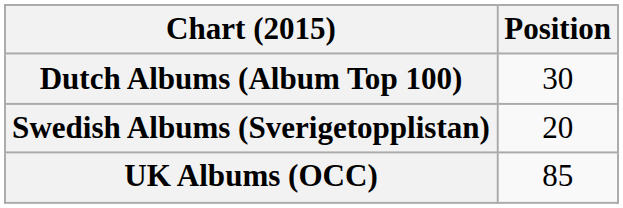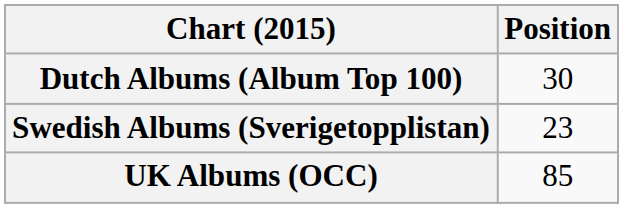(558, 127) 20 -> (558, 127) 23
